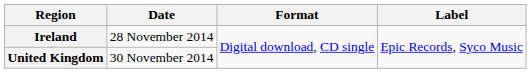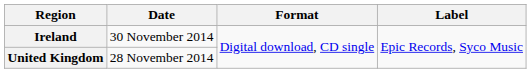(162, 36) 28 November 2014 -> (162, 36) 30 November 2014
(162, 57) 30 November 2014 -> (162, 57) 28 November 2014
